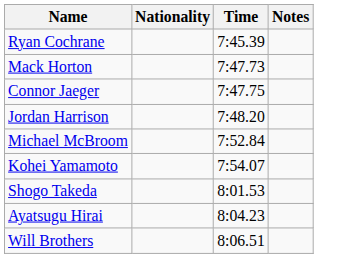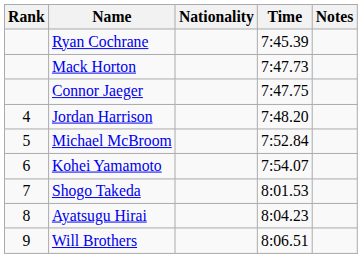+ column: (26, 16)
